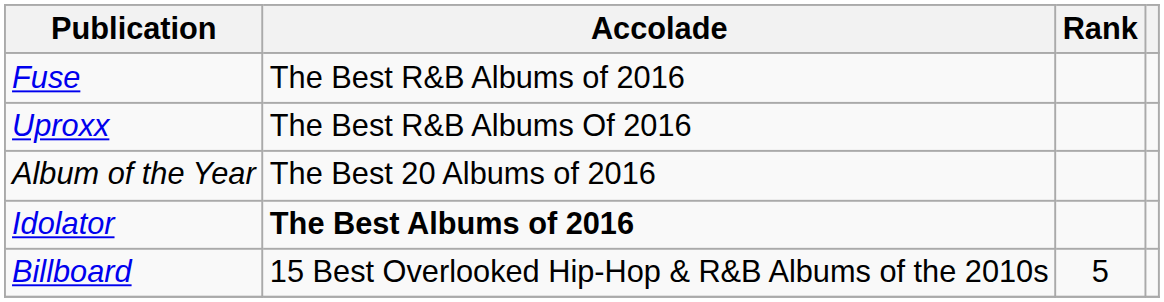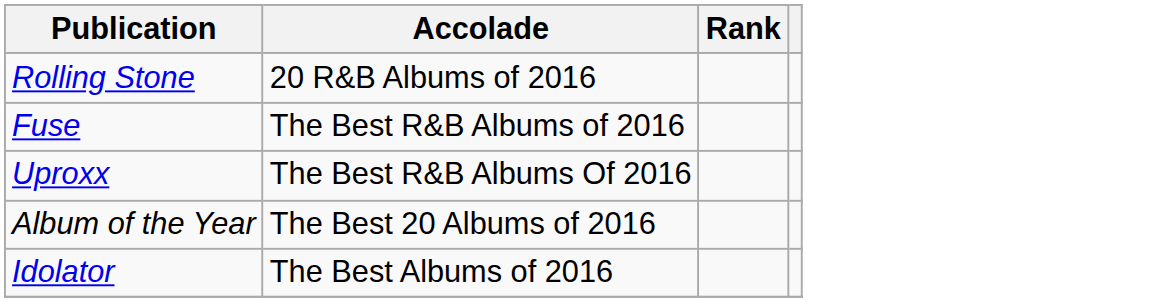+ row: (103, 77)
(452, 223) bold -> (441, 272) normal
- row: (72, 272)
